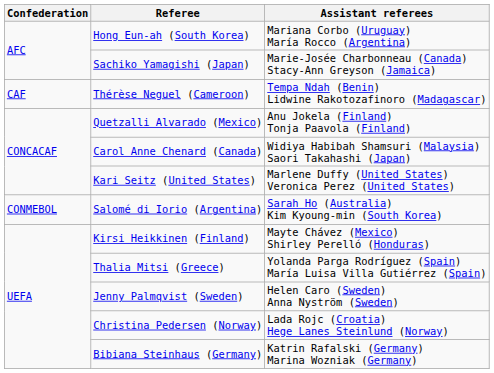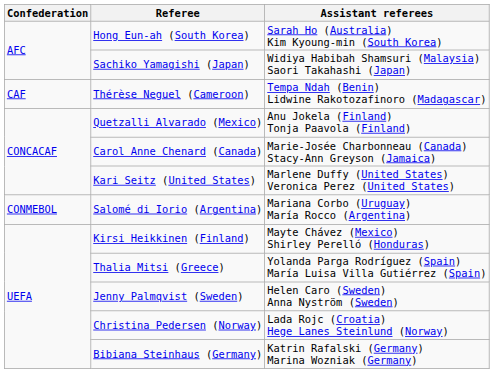(339, 36) Mariana Corbo (Uruguay) María Rocco (Argentina) -> (355, 36) Sarah Ho (Australia) Kim Kyoung-min (South Korea)
(367, 65) Marie-Josée Charbonneau (Canada) Stacy-Ann Greyson (Jamaica) -> (374, 65) Widiya Habibah Shamsuri (Malaysia) Saori Takahashi (Japan)
(374, 152) Widiya Habibah Shamsuri (Malaysia) Saori Takahashi (Japan) -> (367, 152) Marie-Josée Charbonneau (Canada) Stacy-Ann Greyson (Jamaica)
(355, 210) Sarah Ho (Australia) Kim Kyoung-min (South Korea) -> (339, 210) Mariana Corbo (Uruguay) María Rocco (Argentina)
